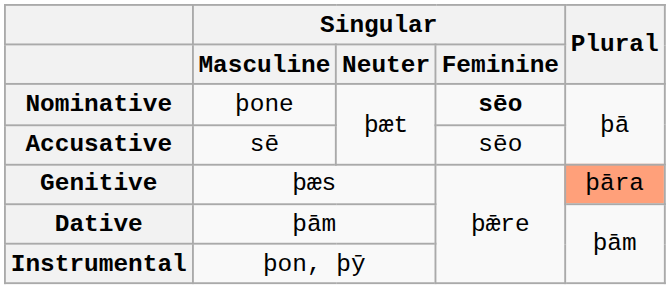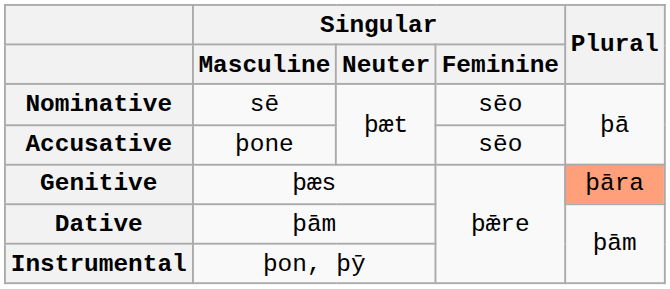(264, 105) þone -> (264, 105) sē
(500, 105) bold -> (500, 105) normal
(264, 144) sē -> (264, 144) þone
